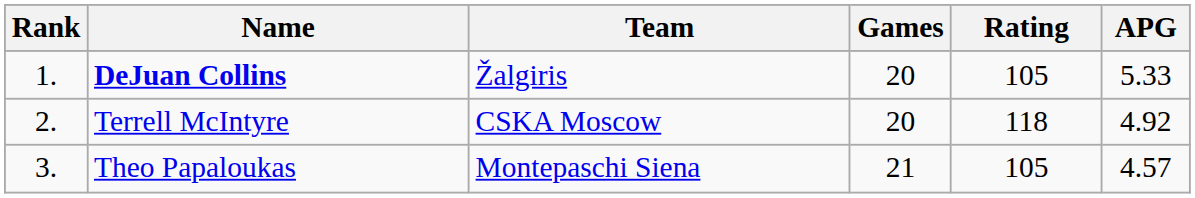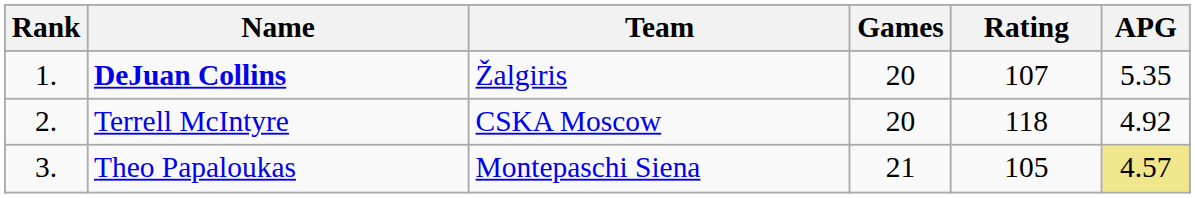(1026, 74) 105 -> (1026, 74) 107
(1146, 74) 5.33 -> (1146, 74) 5.35
(1146, 167) no background -> (1146, 167) khaki background
